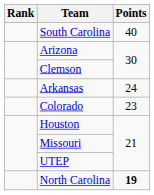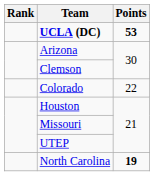+ row: (70, 32)
- row: (75, 32)
- row: (61, 87)
(131, 106) 23 -> (131, 87) 22
